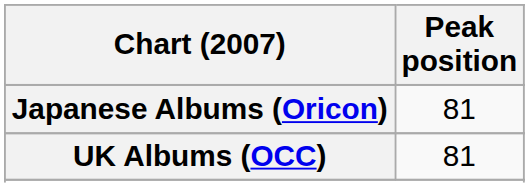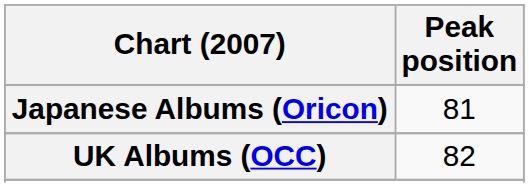(459, 155) 81 -> (459, 155) 82
